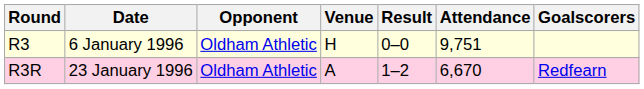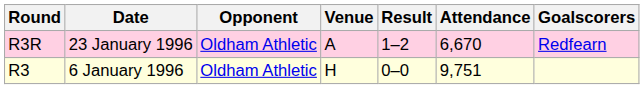rows swapped: (19, 44) <-> (25, 70)
